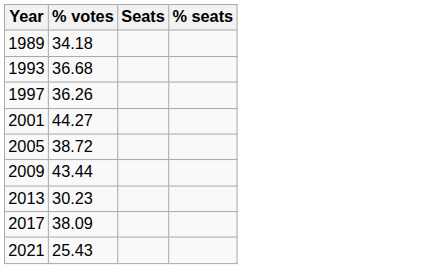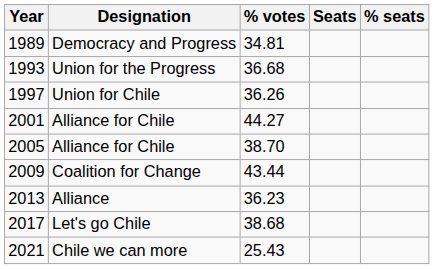+ column: (144, 17)
(73, 43) 34.18 -> (264, 43) 34.81
(73, 146) 38.72 -> (264, 146) 38.70
(73, 198) 30.23 -> (264, 198) 36.23
(73, 224) 38.09 -> (264, 224) 38.68
